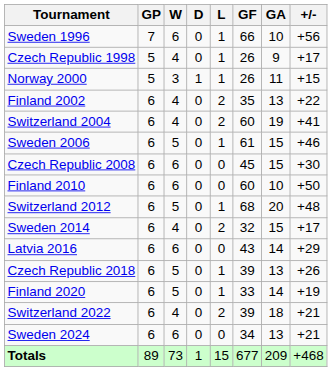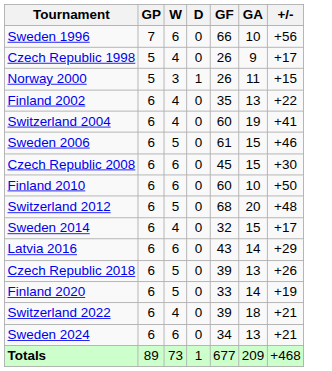- column: (221, 15)
